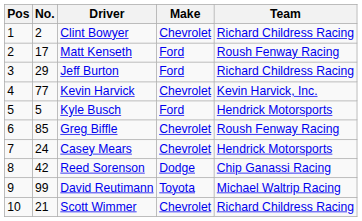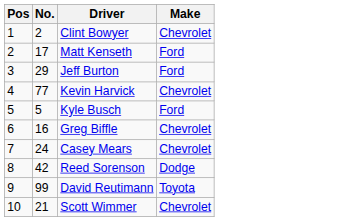- column: (285, 14)
(42, 129) 85 -> (42, 129) 16
